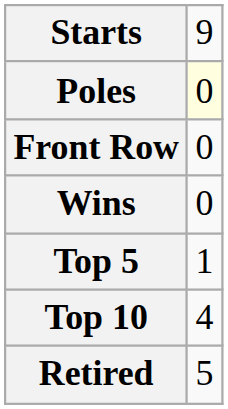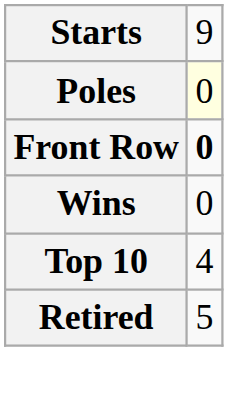(204, 146) normal -> (204, 146) bold
- row: (96, 260)
